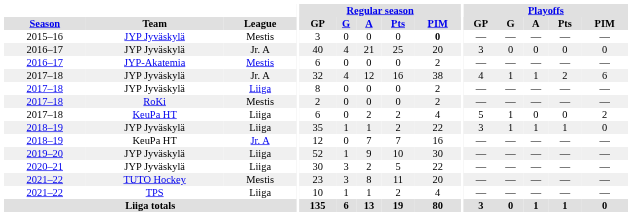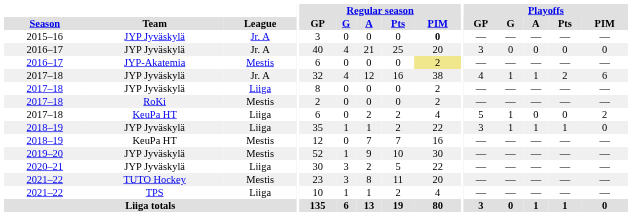(260, 36) Mestis -> (260, 36) Jr. A
(438, 62) no background -> (438, 62) khaki background
(260, 140) Jr. A -> (260, 140) Mestis
(260, 153) Liiga -> (260, 153) Mestis
